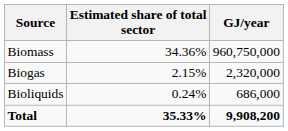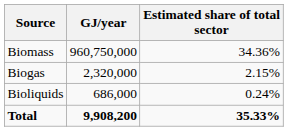columns swapped: (246, 22) <-> (138, 22)
